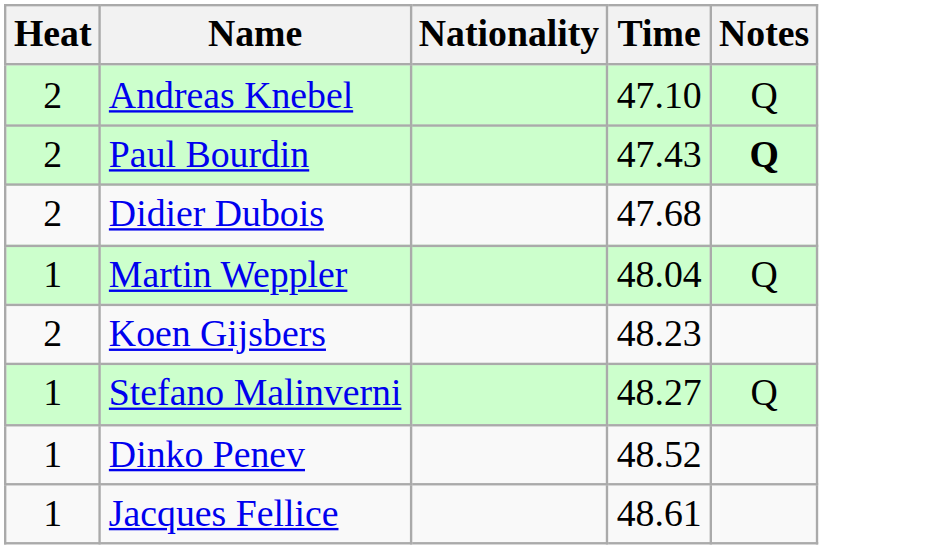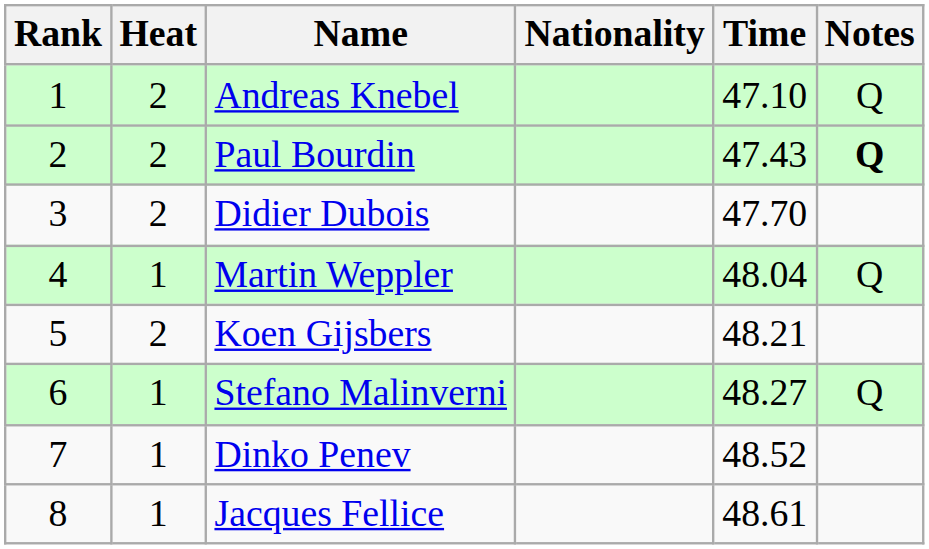+ column: (58, 34)
(659, 214) 47.68 -> (765, 214) 47.70
(659, 333) 48.23 -> (765, 333) 48.21
